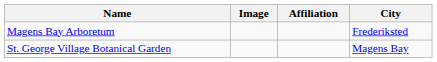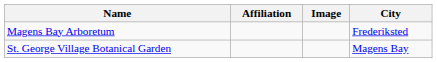columns swapped: (254, 13) <-> (313, 13)
